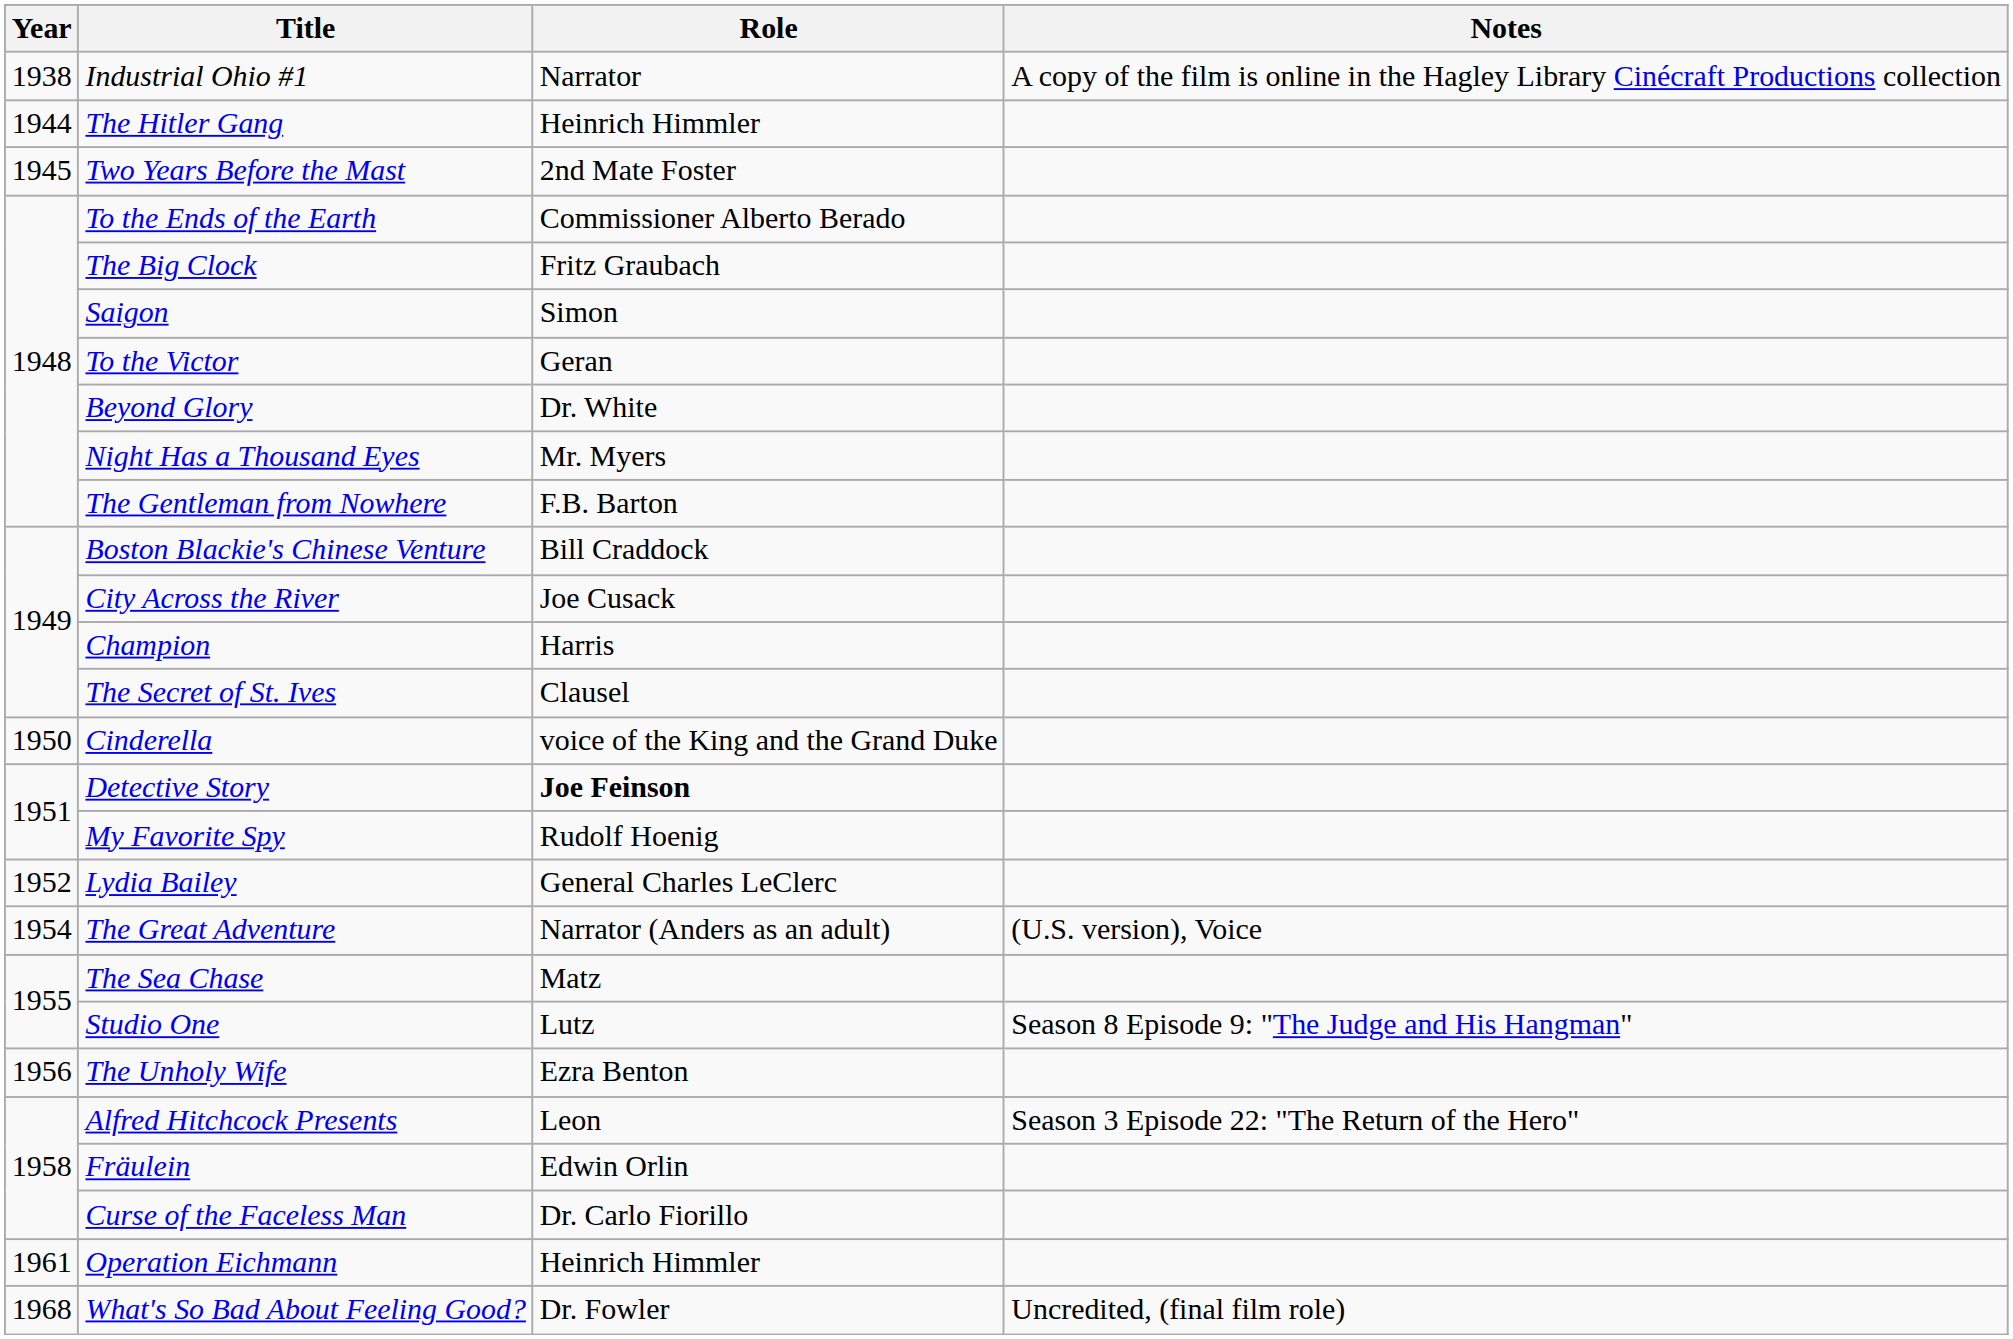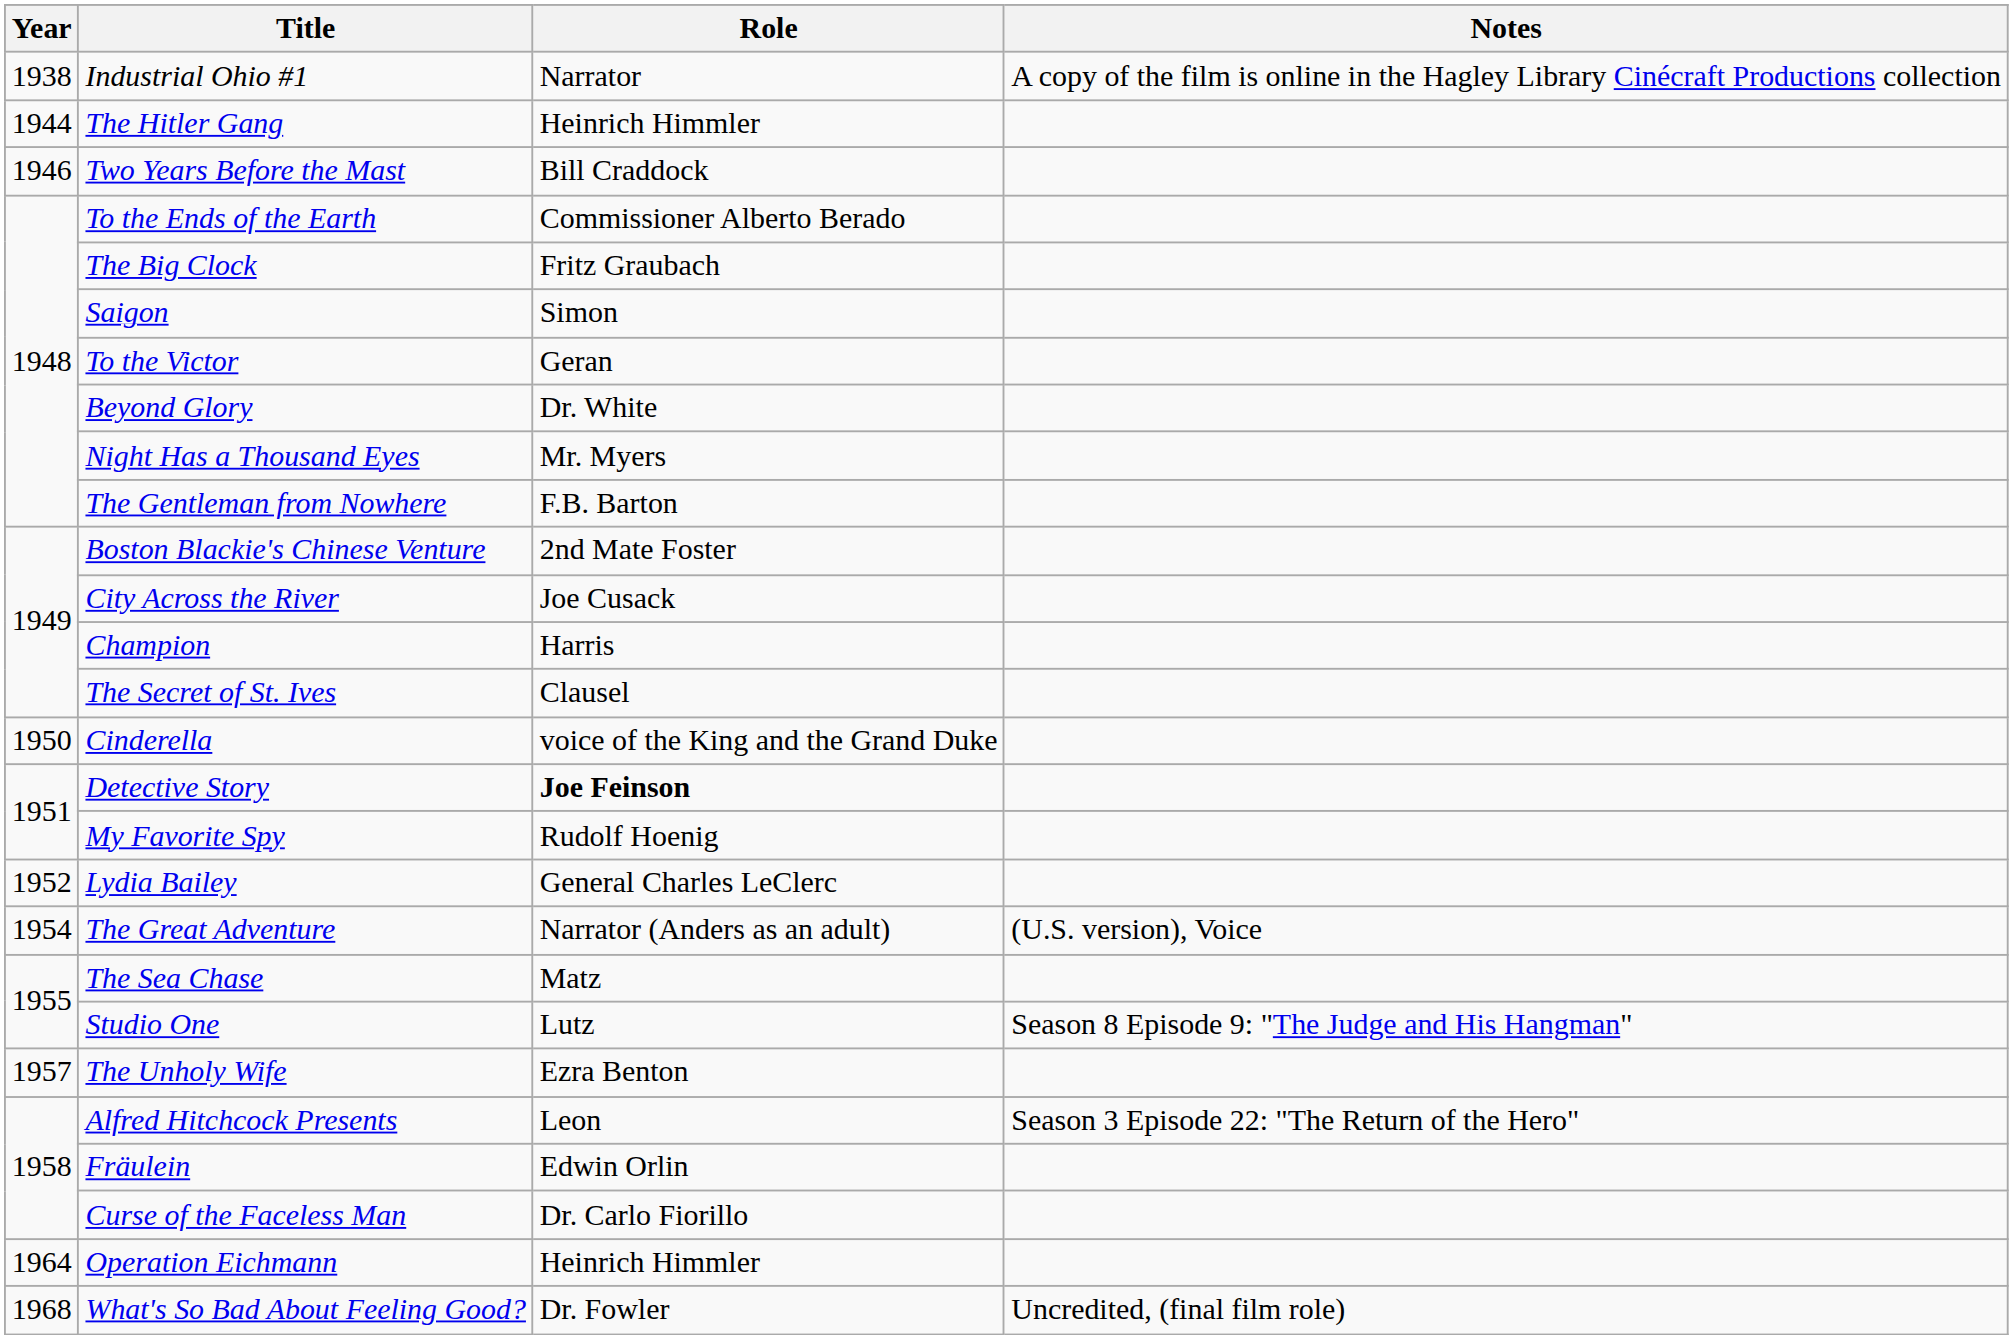(42, 170) 1945 -> (42, 170) 1946
(638, 170) 2nd Mate Foster -> (624, 170) Bill Craddock
(624, 550) Bill Craddock -> (638, 550) 2nd Mate Foster
(42, 1072) 1956 -> (42, 1072) 1957
(42, 1261) 1961 -> (42, 1261) 1964
